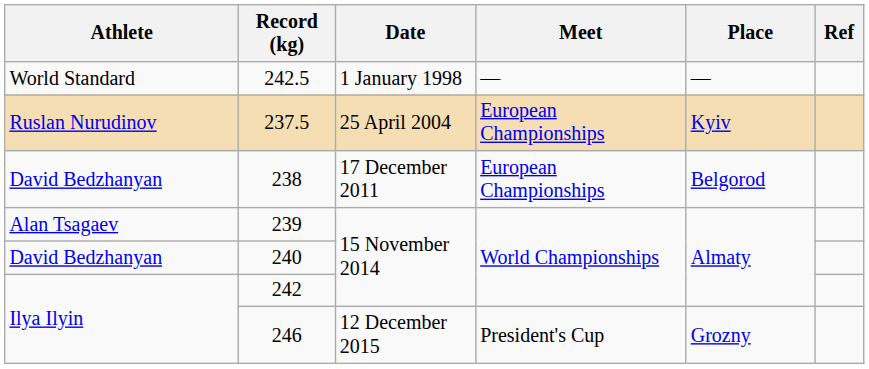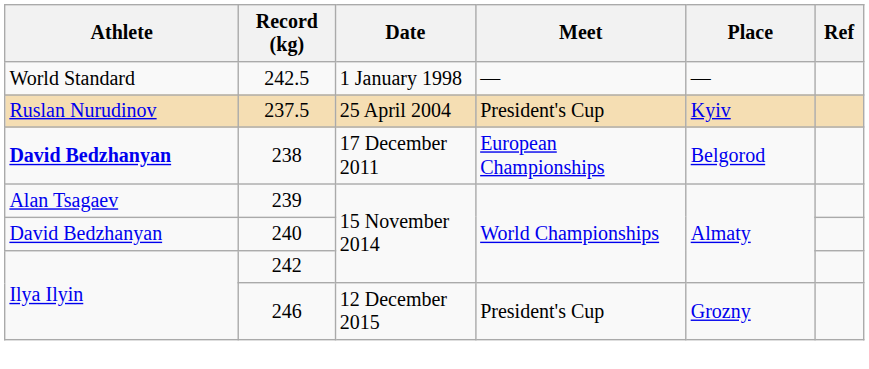(542, 122) European Championships -> (542, 111) President's Cup
(86, 179) normal -> (90, 155) bold
